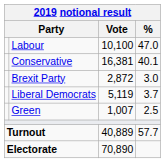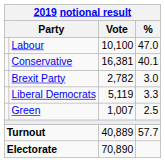(120, 78) 2,872 -> (120, 78) 2,782
(151, 95) 3.7 -> (151, 95) 3.3
